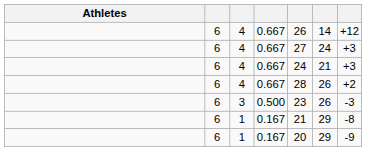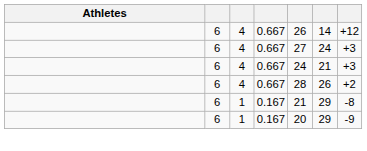- row: (242, 102)
